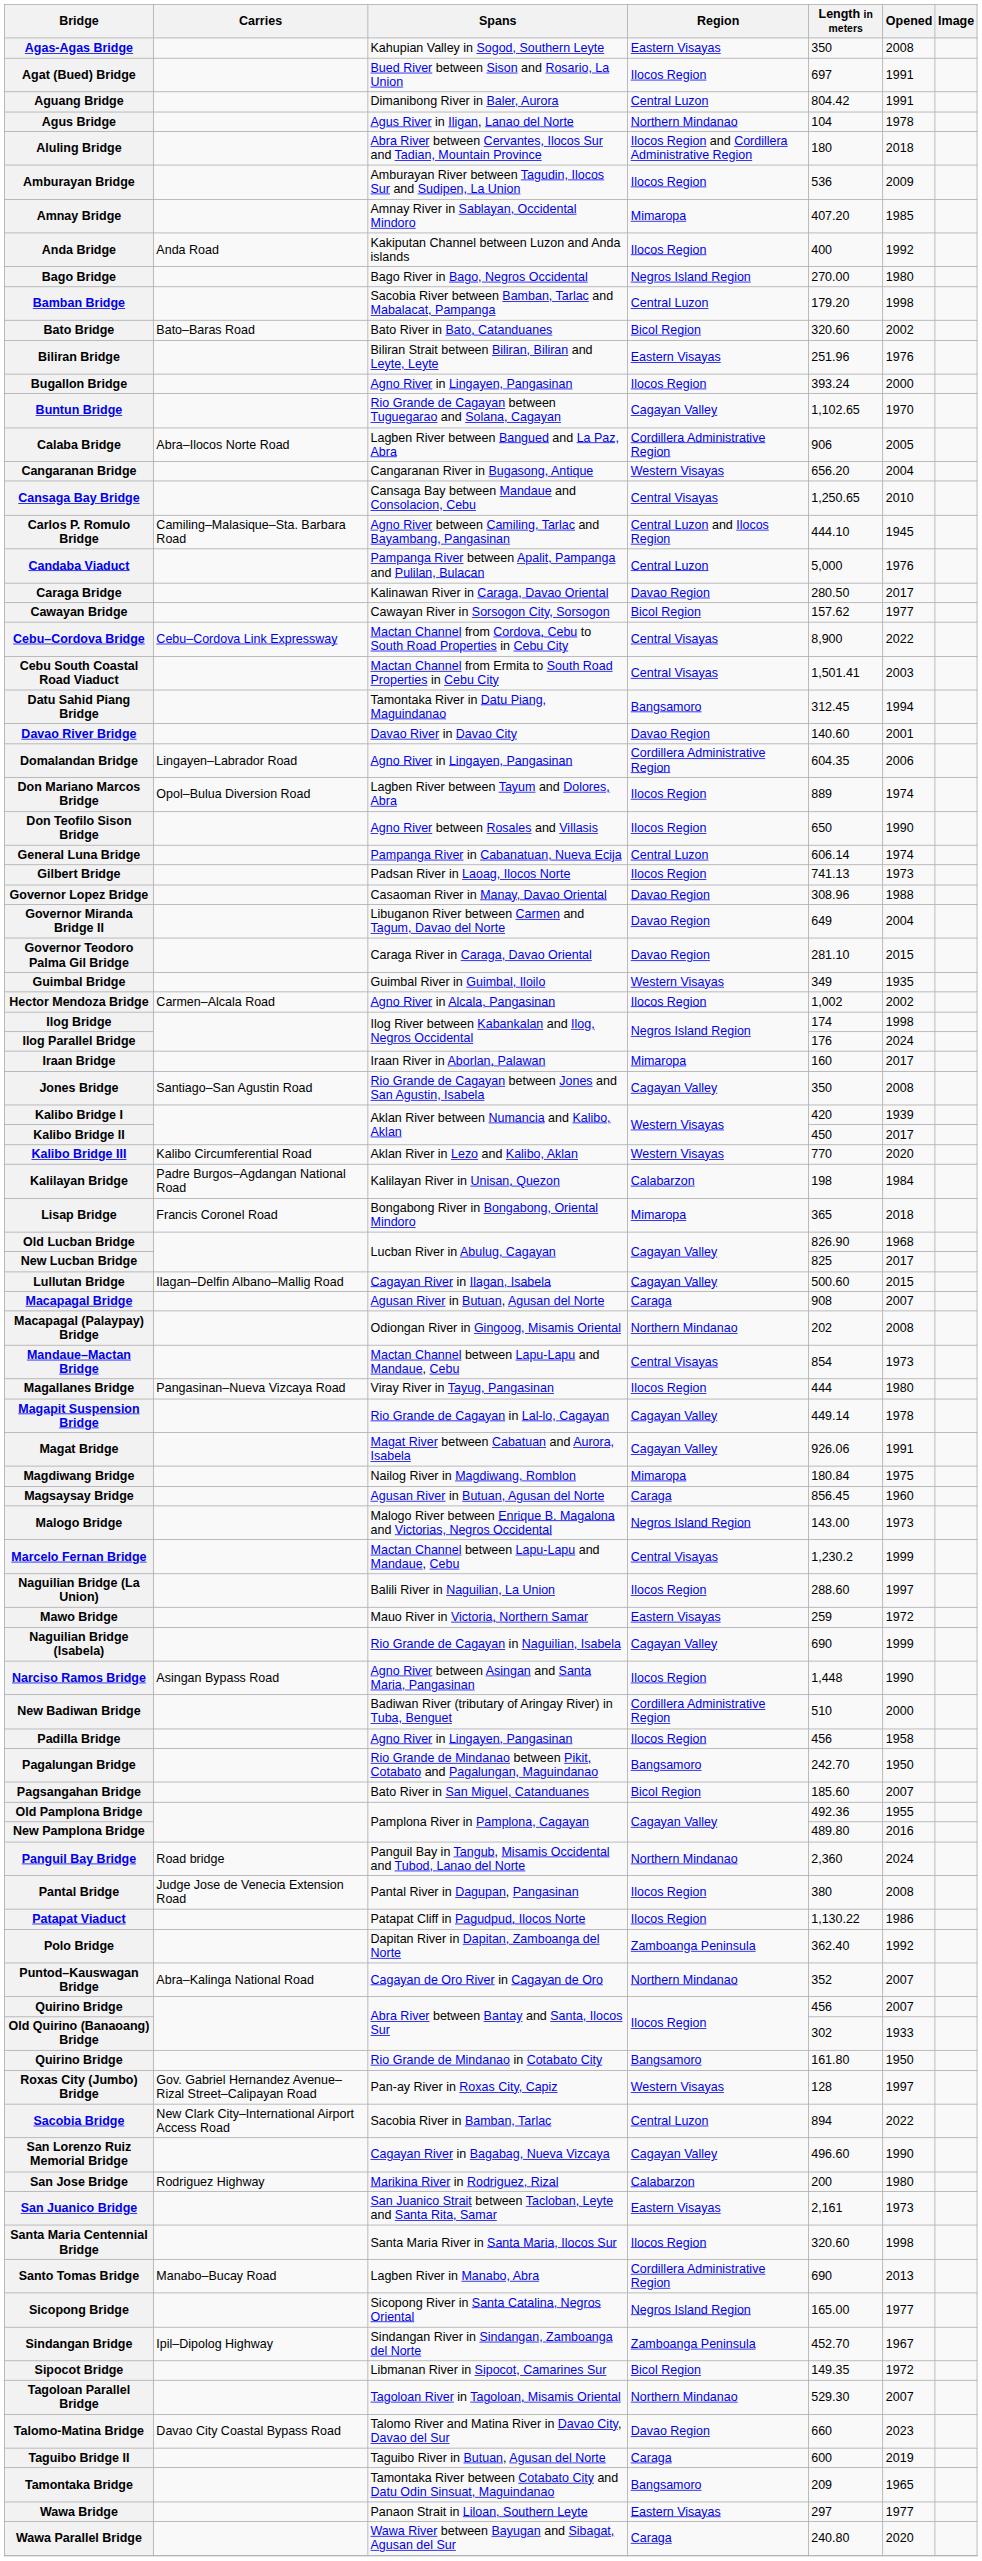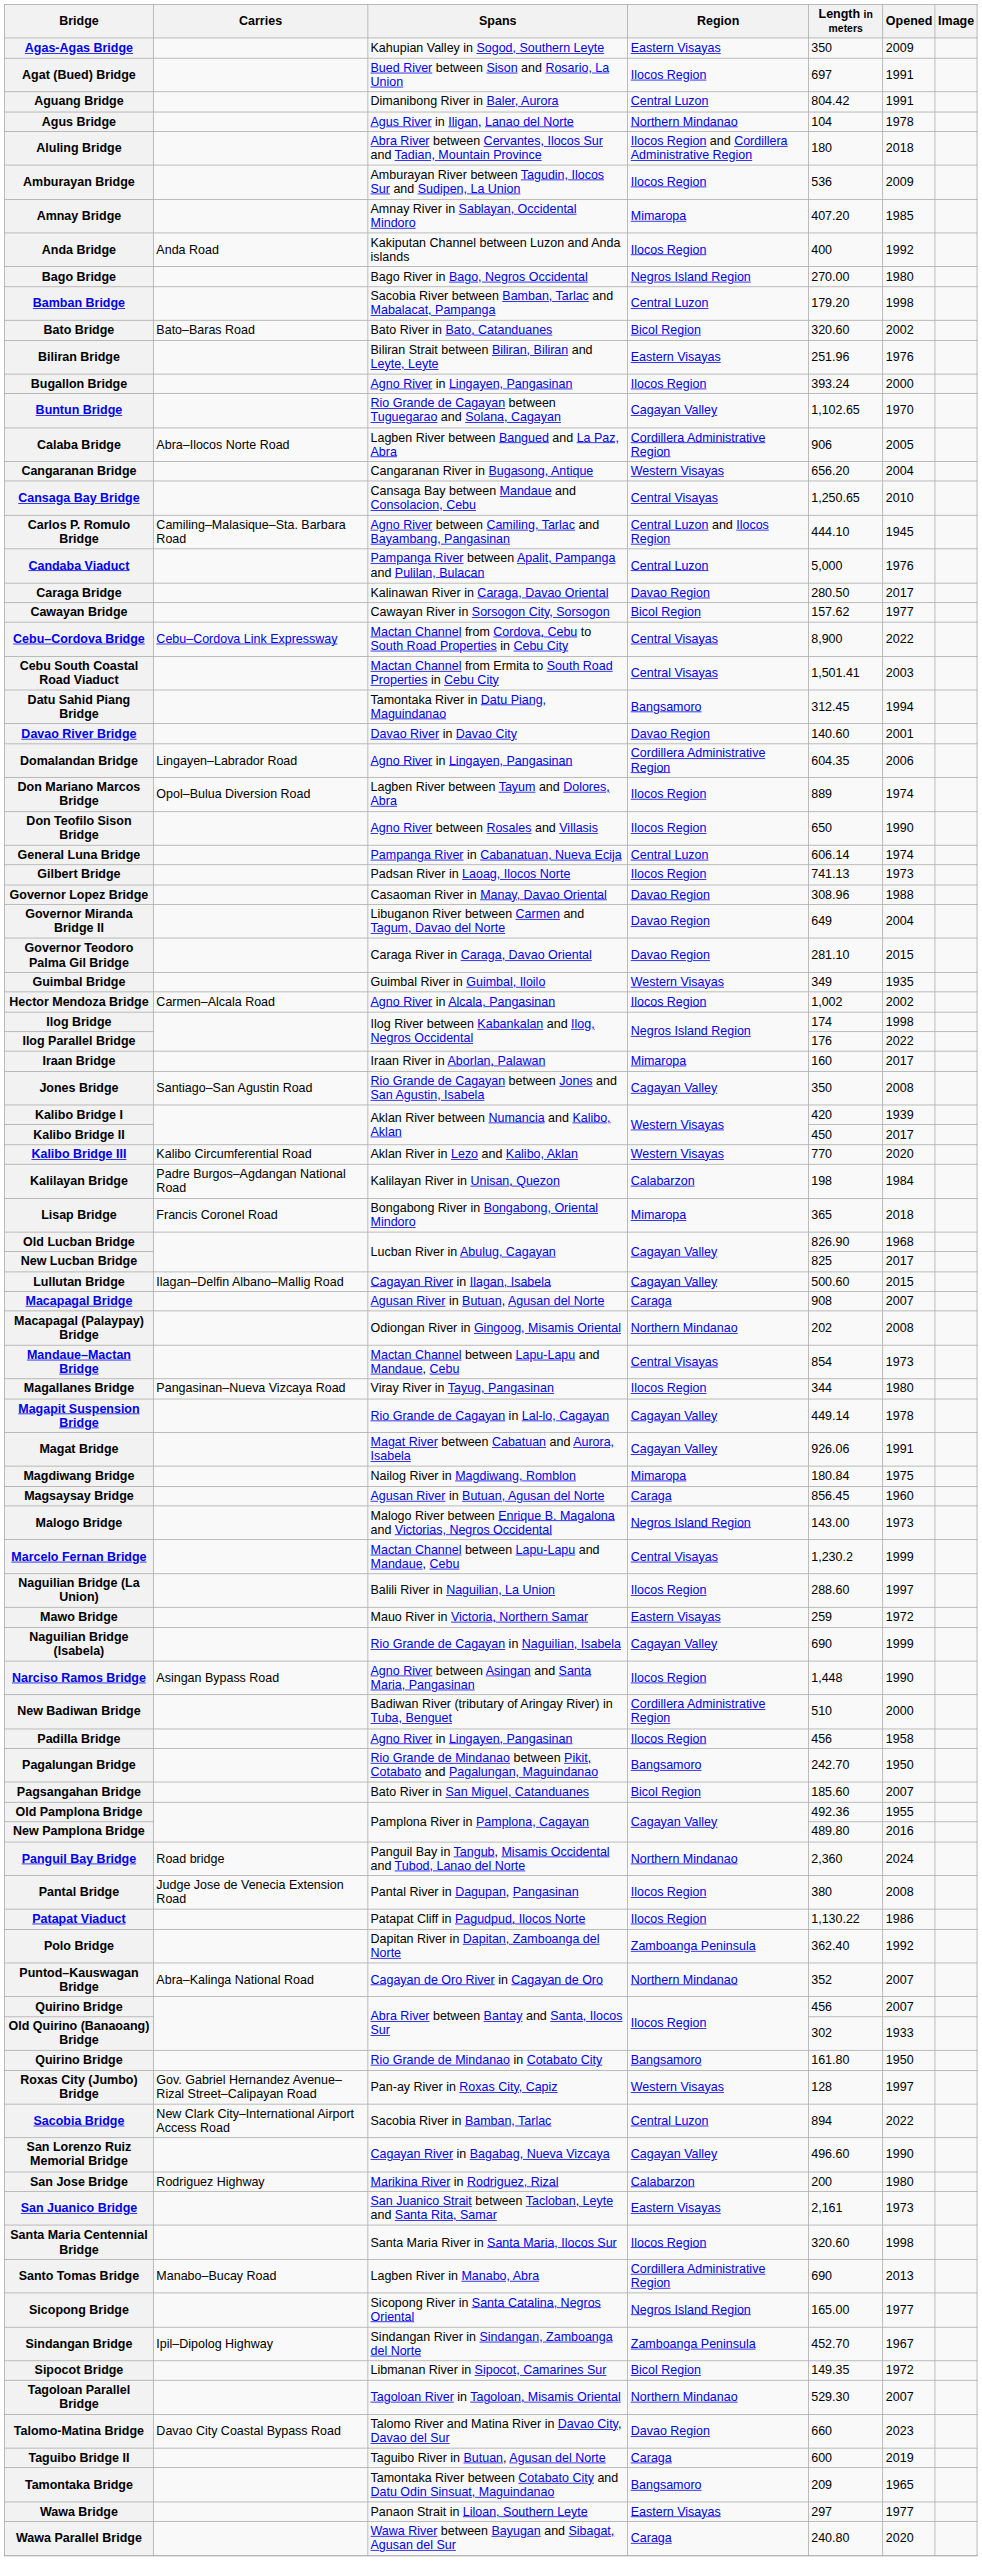(900, 48) 2008 -> (900, 48) 2009
(900, 1041) 2024 -> (900, 1041) 2022
(822, 1388) 444 -> (822, 1388) 344
